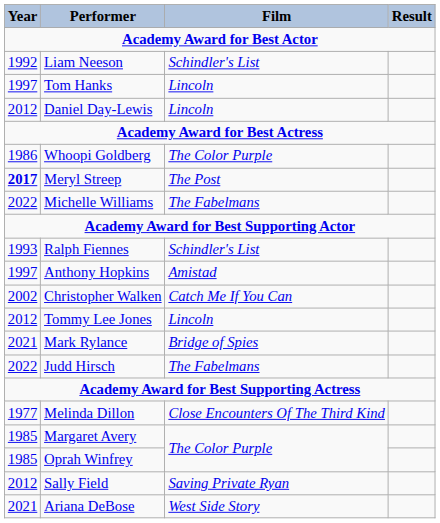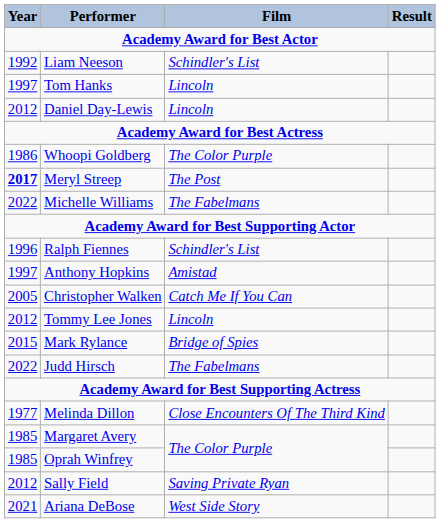(23, 249) 1993 -> (23, 249) 1996
(23, 296) 2002 -> (23, 296) 2005
(23, 343) 2021 -> (23, 343) 2015
